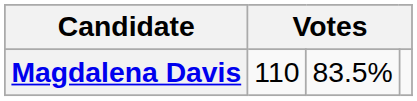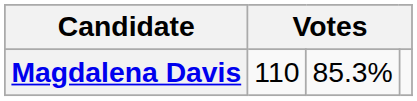(353, 71) 83.5% -> (353, 71) 85.3%
